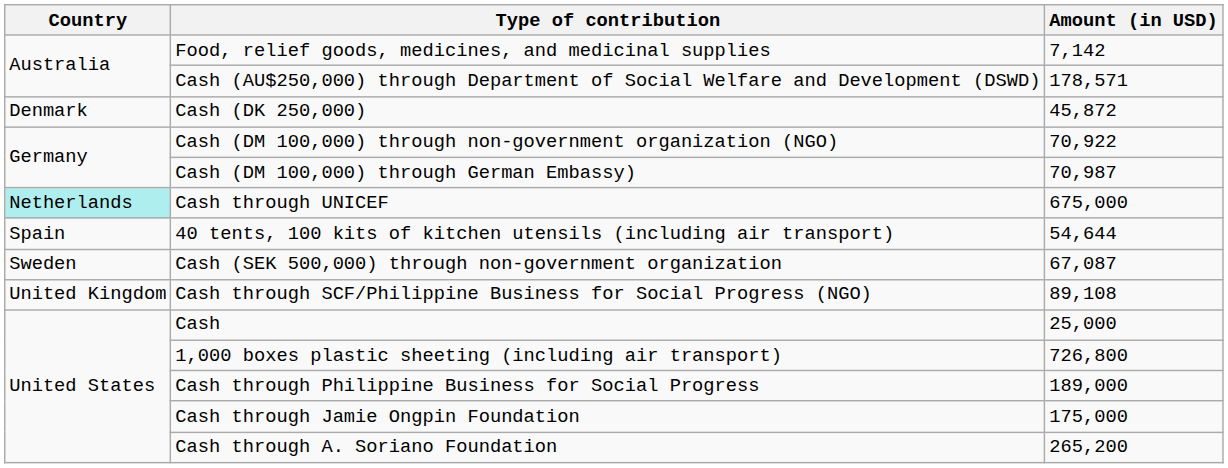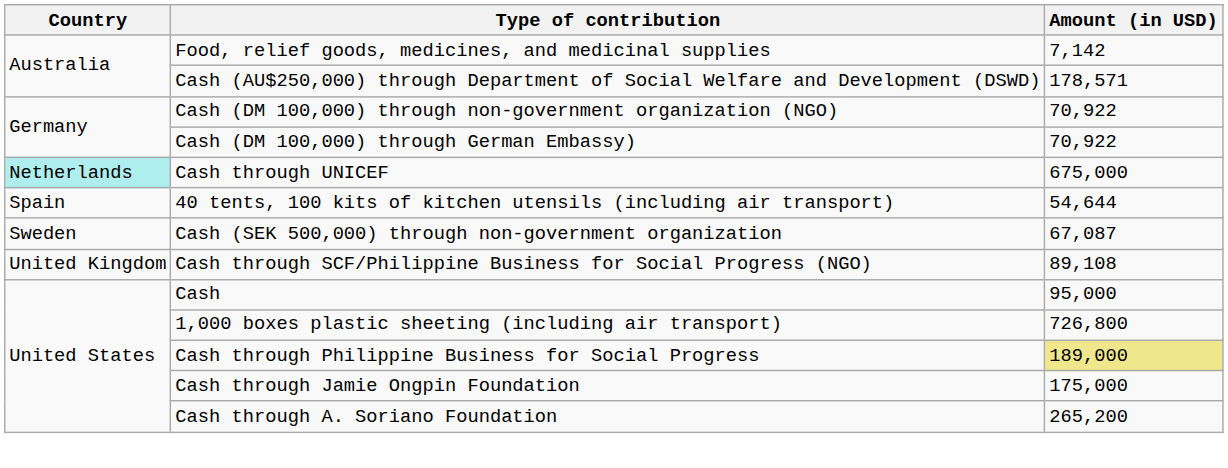- row: (271, 112)
(1083, 173) 70,987 -> (1083, 142) 70,922
(1083, 325) 25,000 -> (1083, 295) 95,000
(1089, 386) no background -> (1089, 356) khaki background
